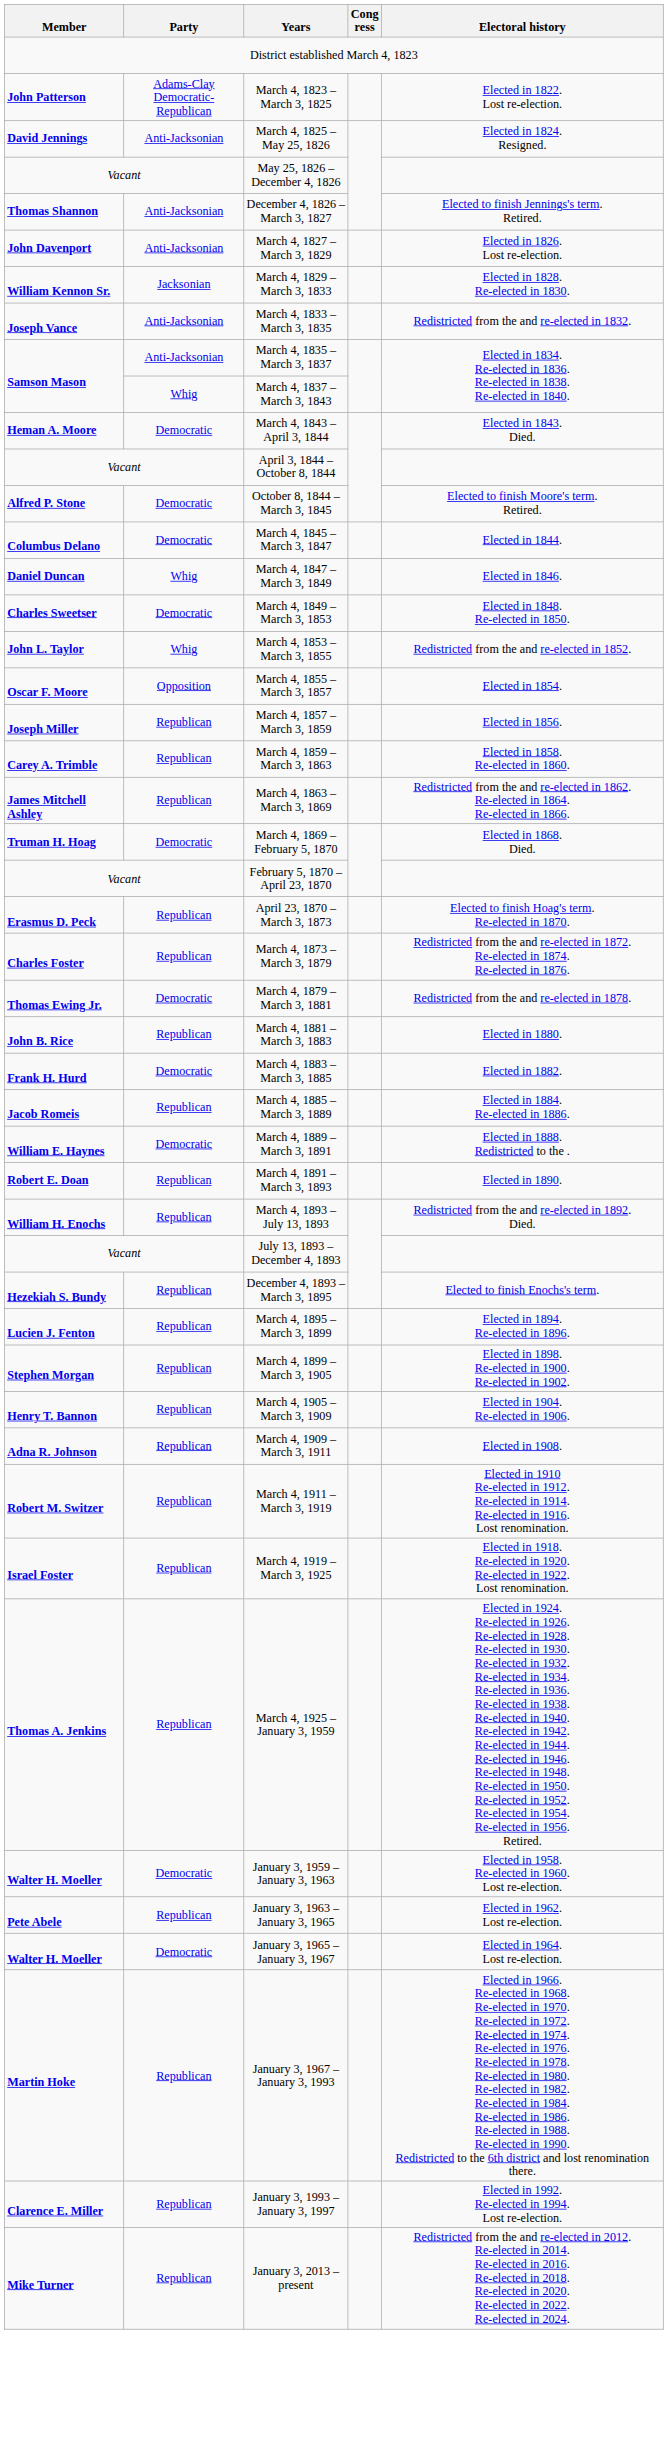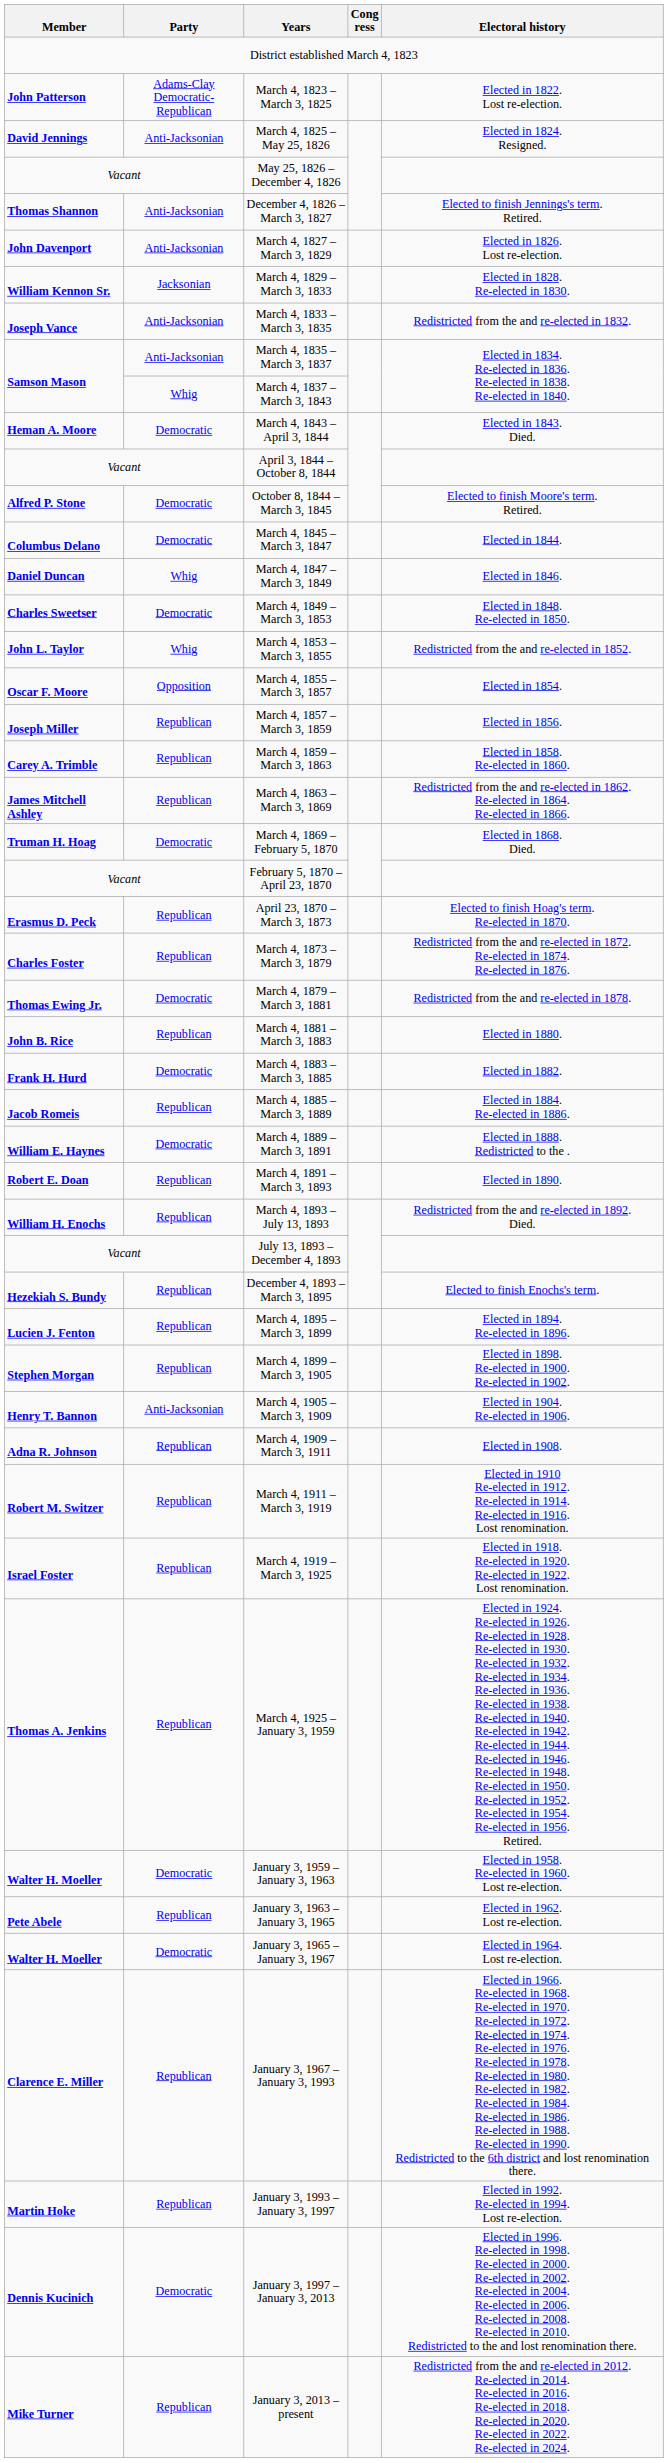(184, 1409) Republican -> (184, 1409) Anti-Jacksonian
(41, 2082) Martin Hoke -> (55, 2082) Clarence E. Miller
(55, 2211) Clarence E. Miller -> (41, 2211) Martin Hoke
+ row: (296, 2291)
